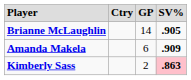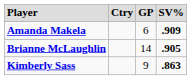rows swapped: (46, 48) <-> (56, 30)
(146, 65) 2 -> (146, 65) 9
(171, 65) pink background -> (171, 65) no background
